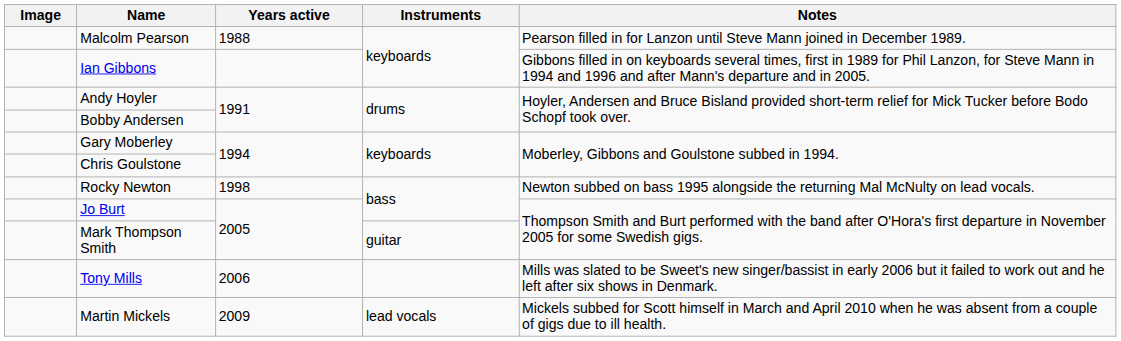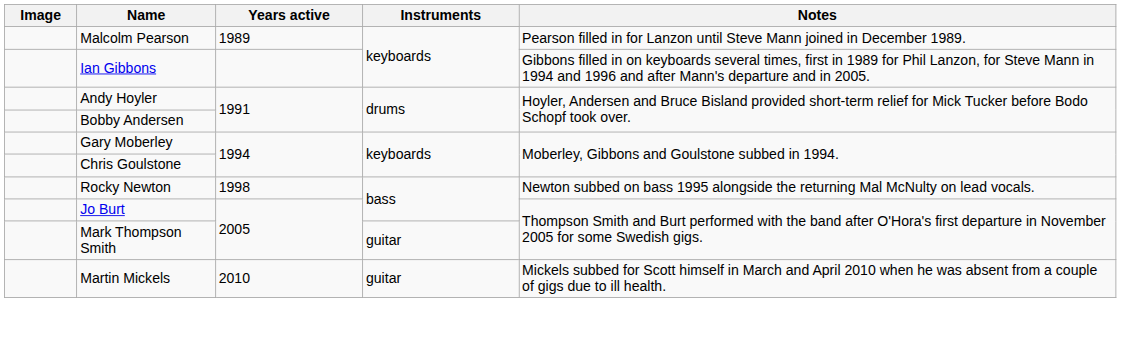(234, 37) 1988 -> (234, 37) 1989
- row: (111, 278)
(234, 316) 2009 -> (234, 278) 2010
(401, 316) lead vocals -> (384, 278) guitar
